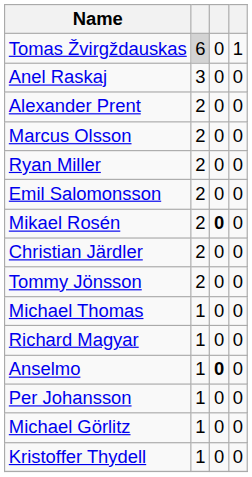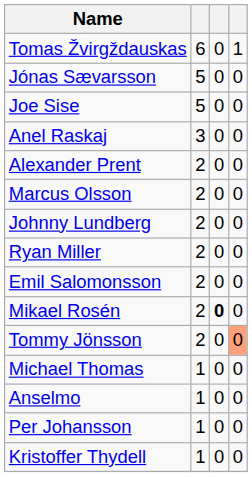(200, 48) lightgrey background -> (200, 48) no background
+ row: (82, 77)
+ row: (44, 106)
+ row: (80, 223)
- row: (76, 252)
(238, 281) no background -> (238, 340) lightsalmon background
- row: (74, 340)
(219, 369) bold -> (219, 398) normal
- row: (70, 427)
